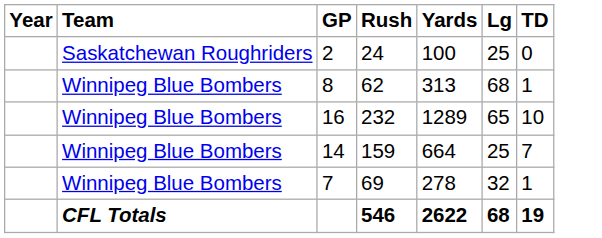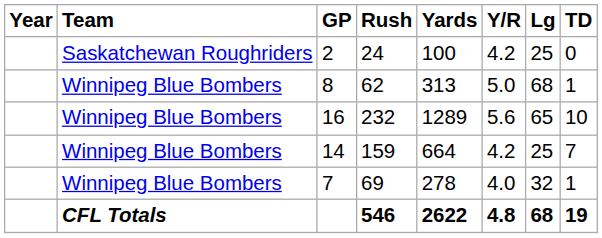+ column: (504, 20)
